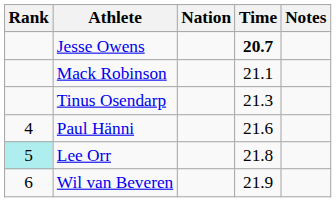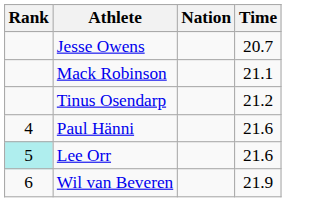- column: (306, 18)
(258, 45) bold -> (258, 45) normal
(258, 100) 21.3 -> (258, 100) 21.2
(258, 155) 21.8 -> (258, 155) 21.6
